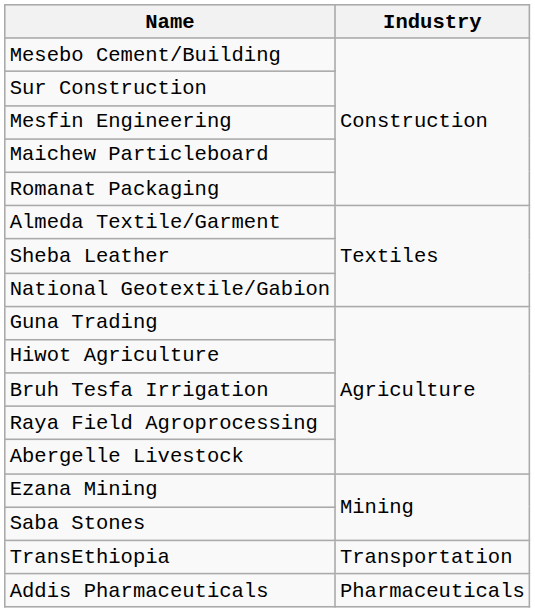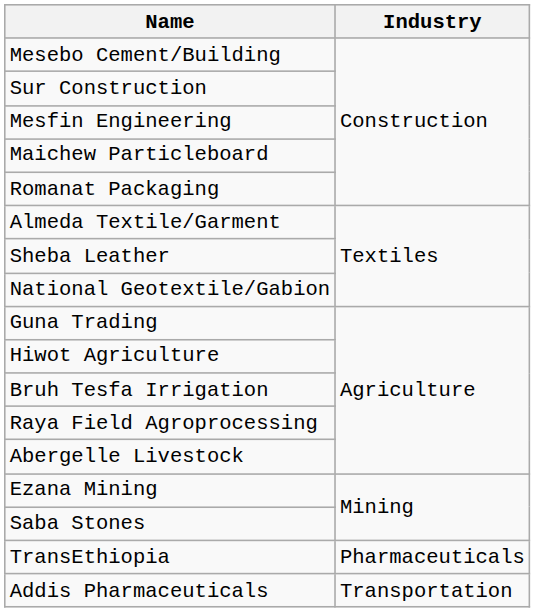(426, 557) Transportation -> (432, 557) Pharmaceuticals
(432, 591) Pharmaceuticals -> (426, 591) Transportation
